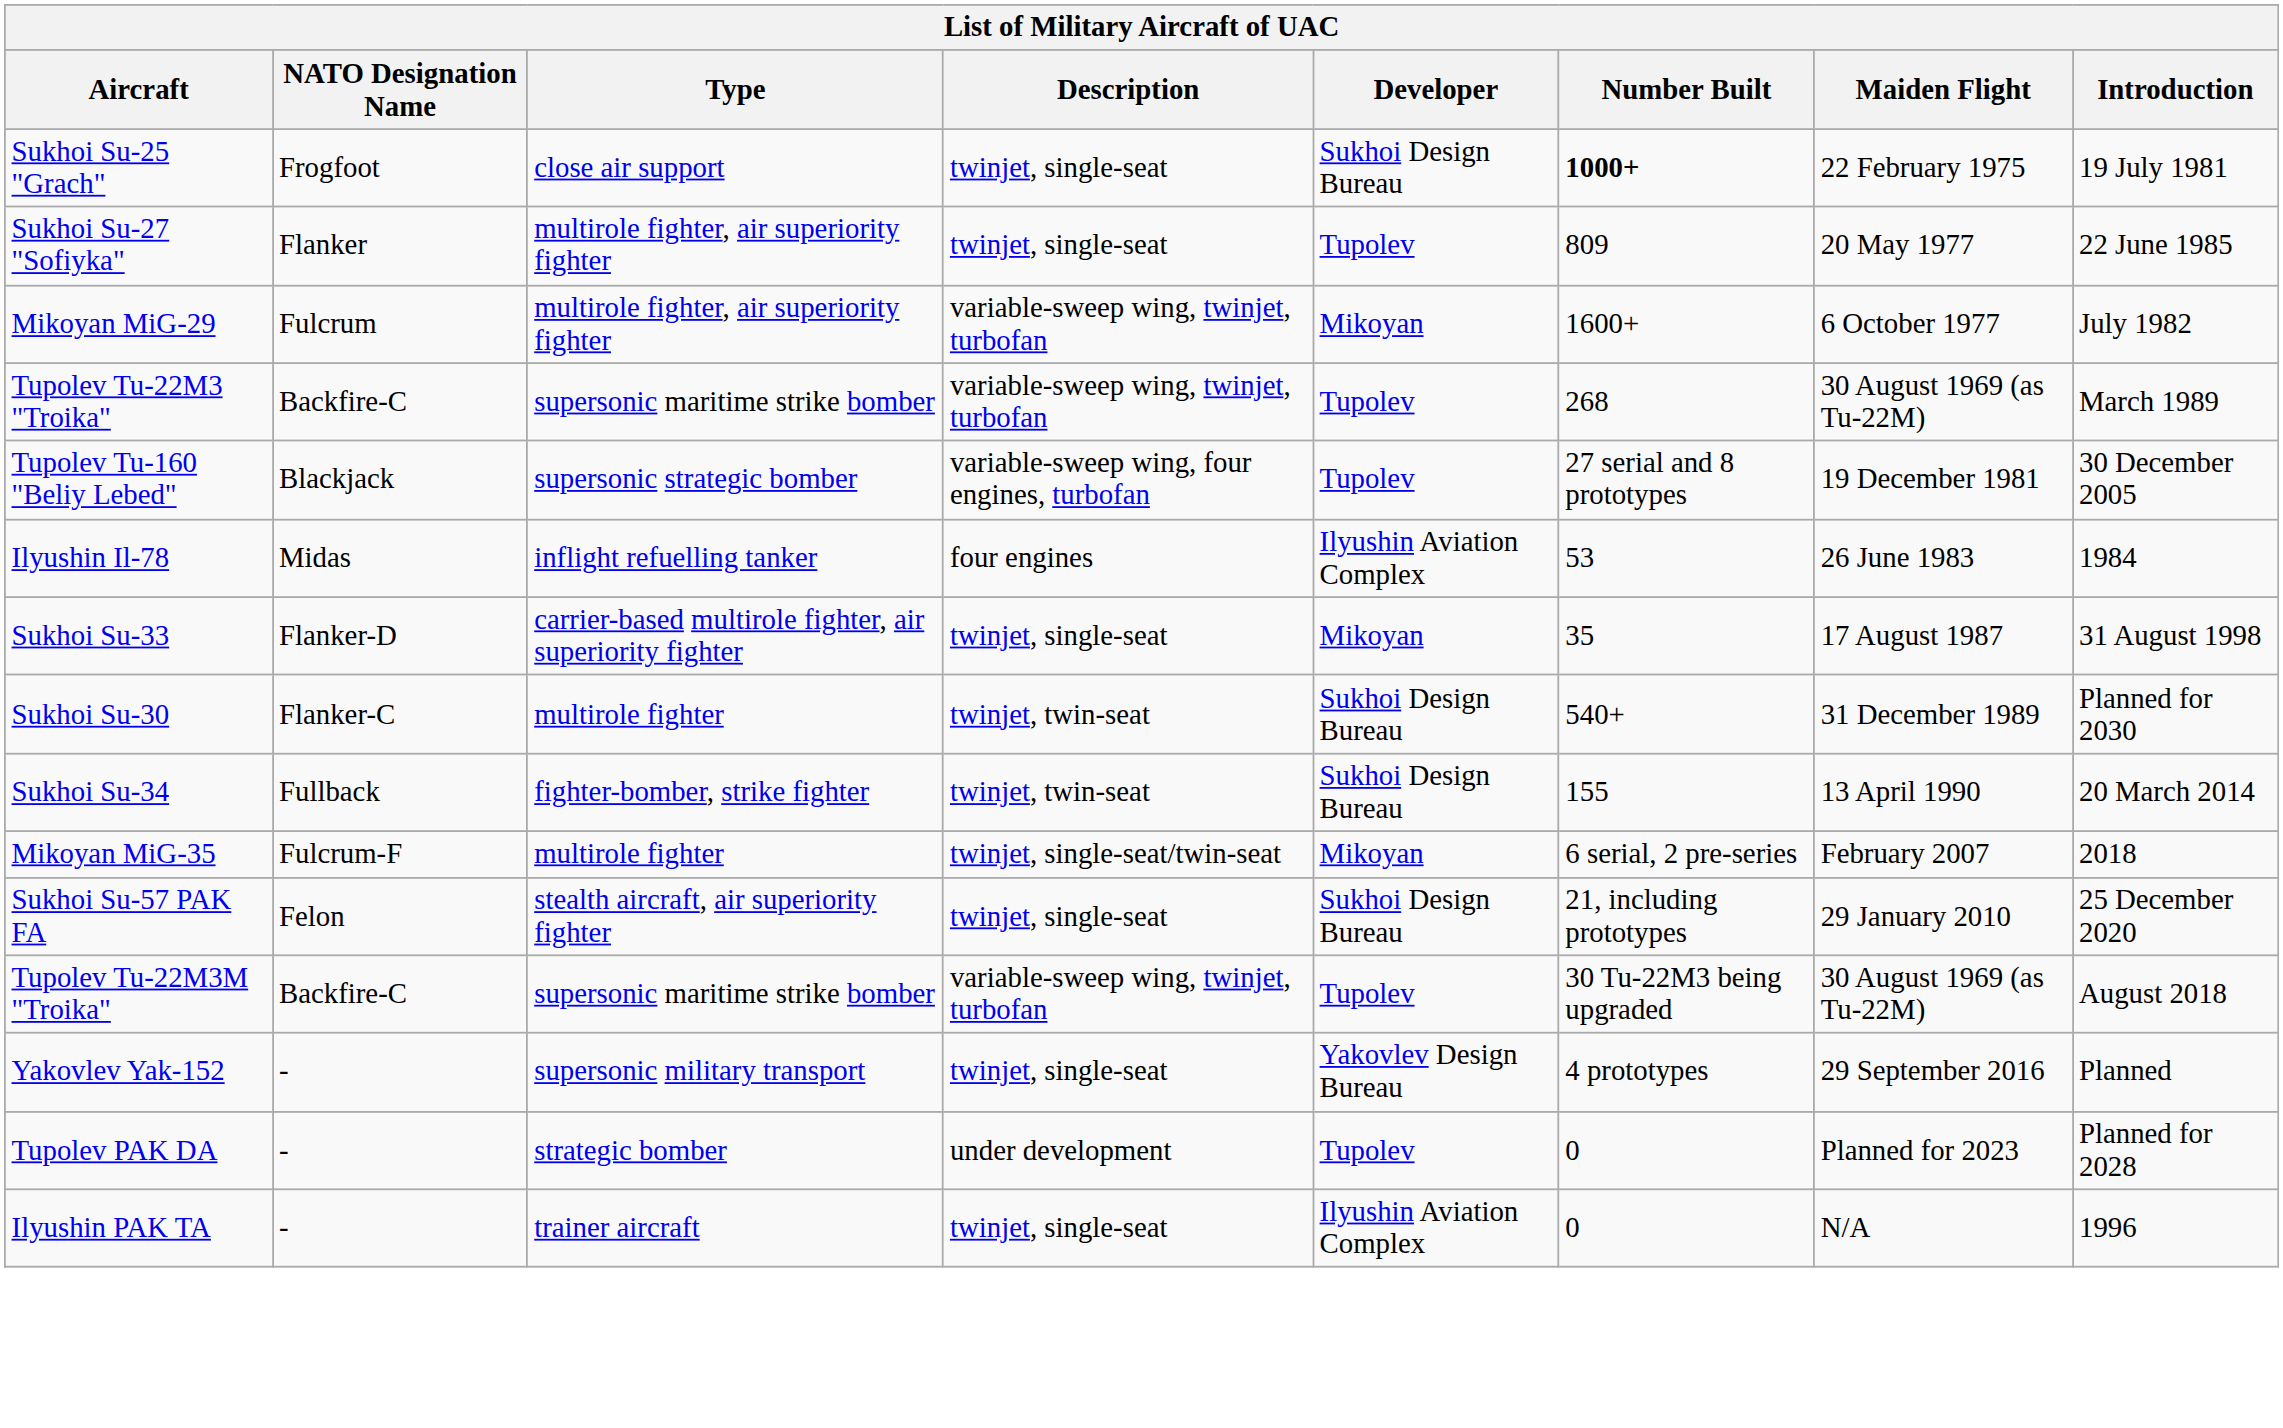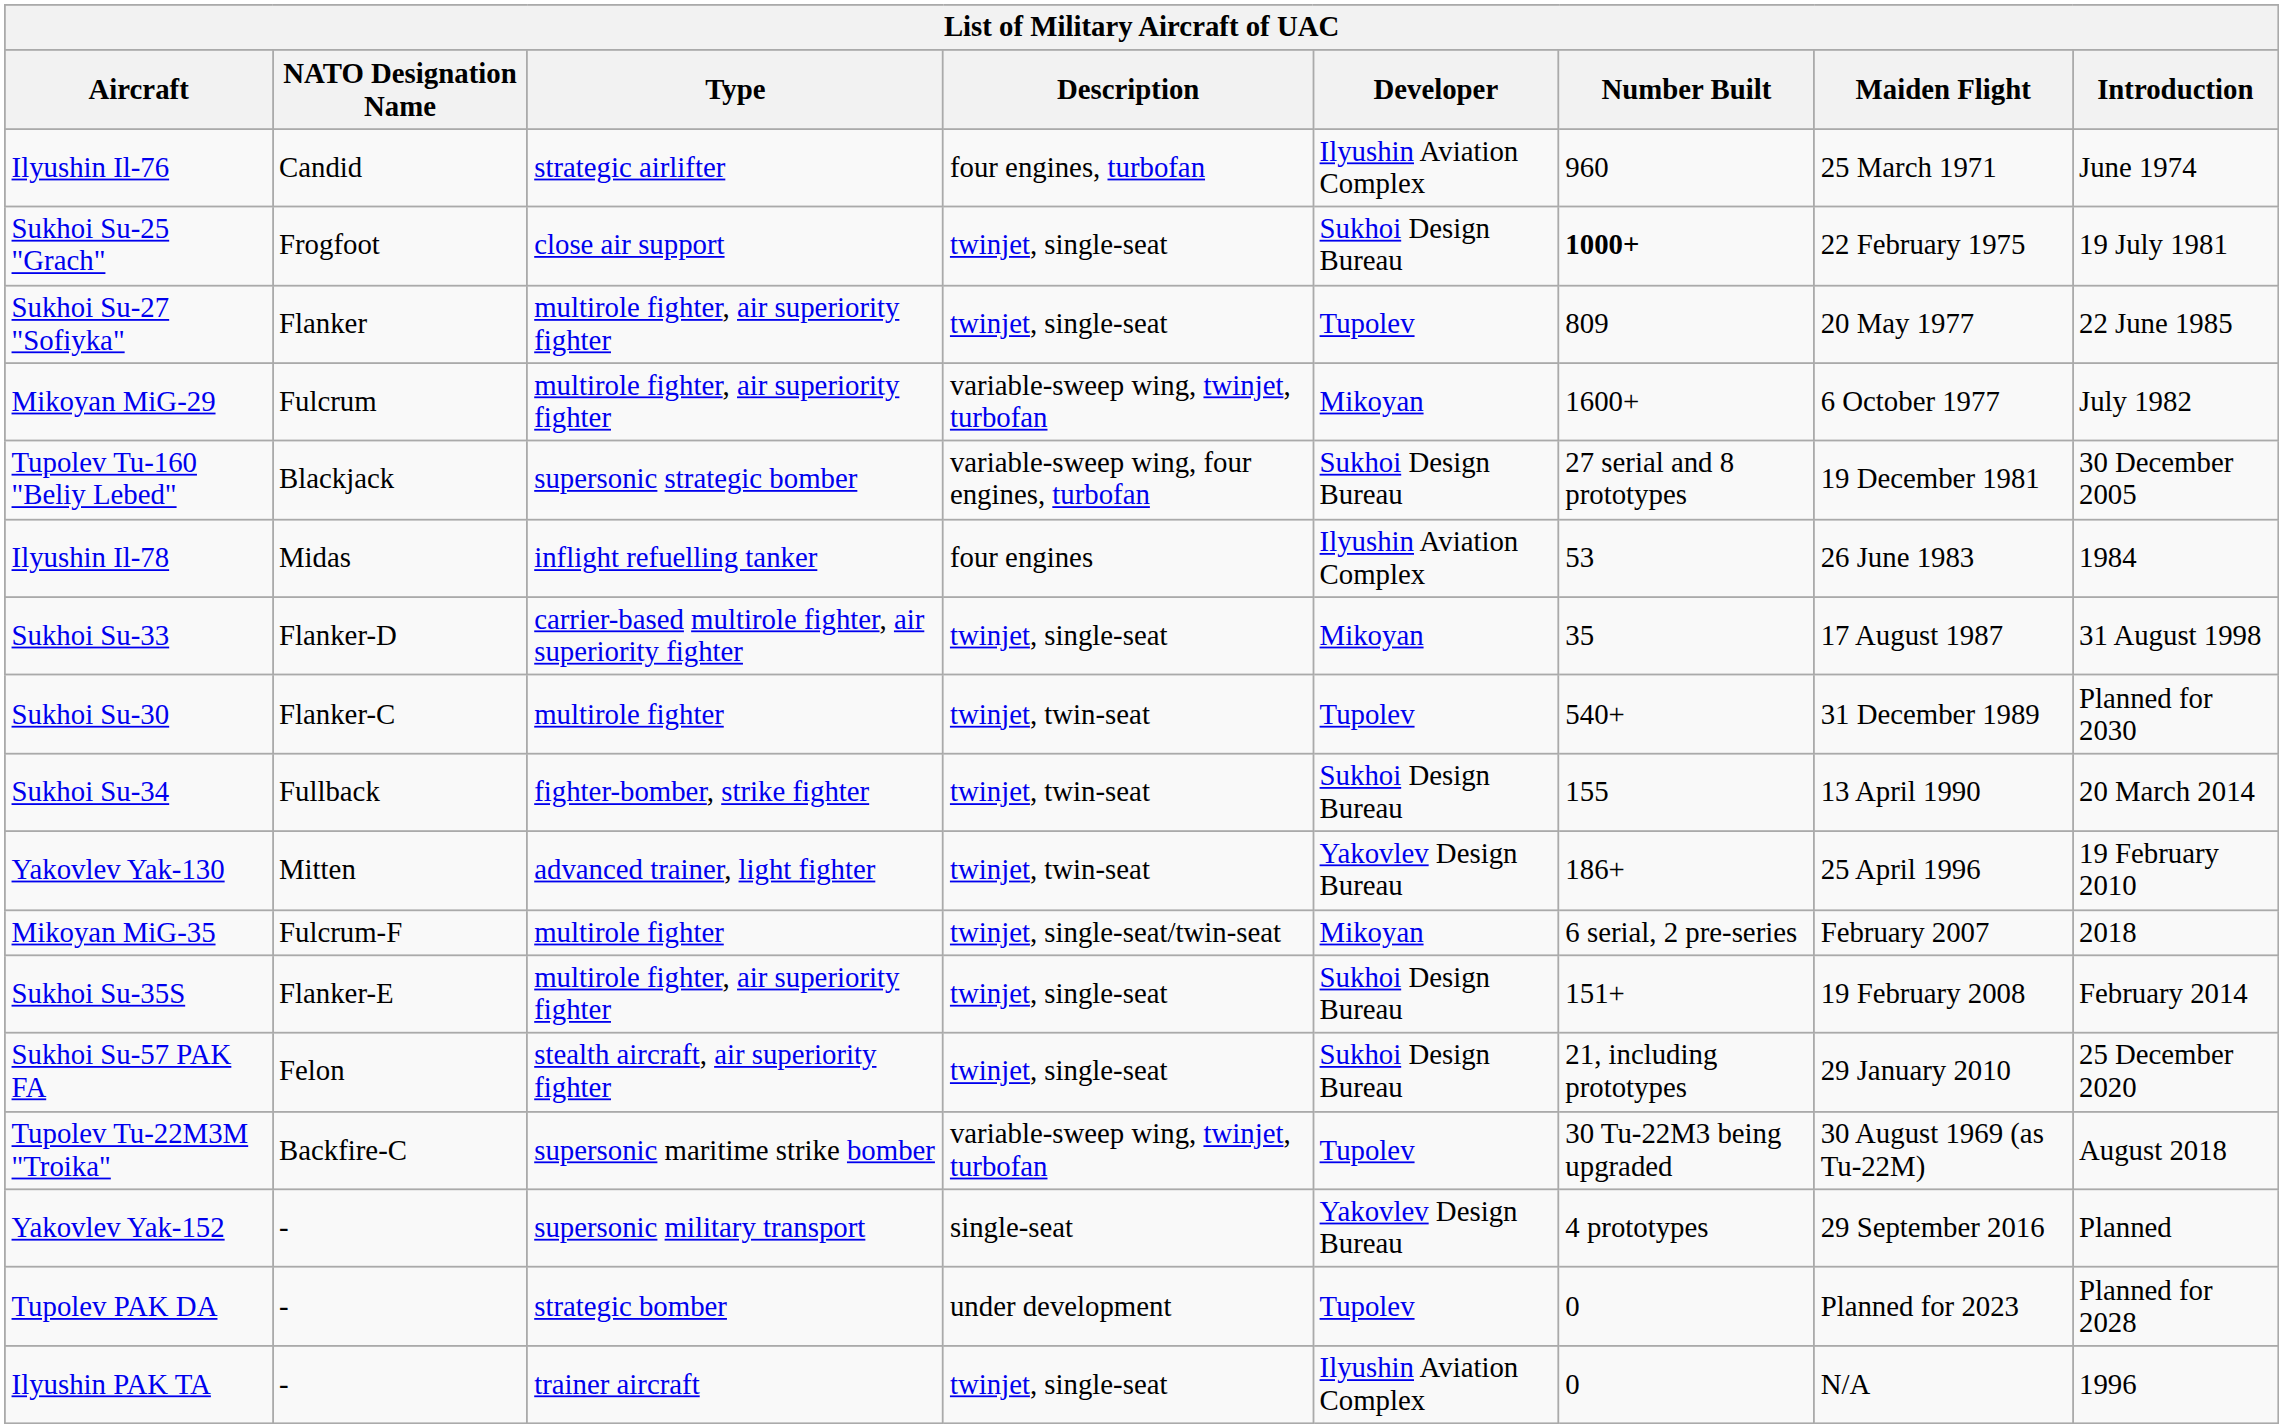+ row: (90, 167)
- row: (117, 401)
(1367, 479) Tupolev -> (1405, 479) Sukhoi Design Bureau
(1405, 713) Sukhoi Design Bureau -> (1367, 713) Tupolev
+ row: (118, 869)
+ row: (98, 993)
(1059, 1071) twinjet, single-seat -> (1012, 1227) single-seat
